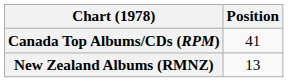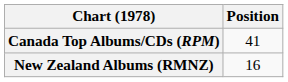(253, 64) 13 -> (253, 64) 16
